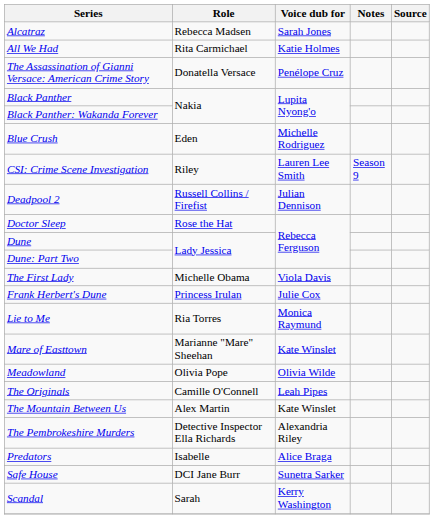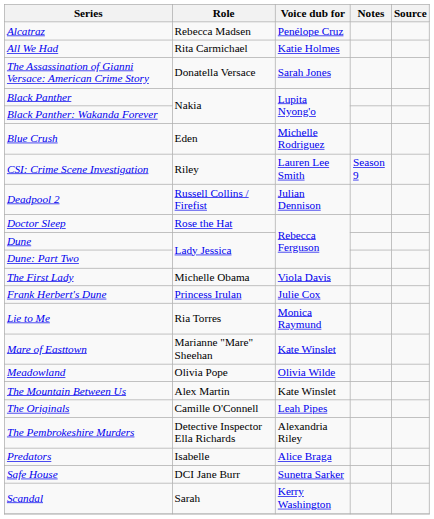(304, 31) Sarah Jones -> (311, 31) Penélope Cruz
(311, 72) Penélope Cruz -> (304, 72) Sarah Jones
rows swapped: (67, 408) <-> (38, 390)
